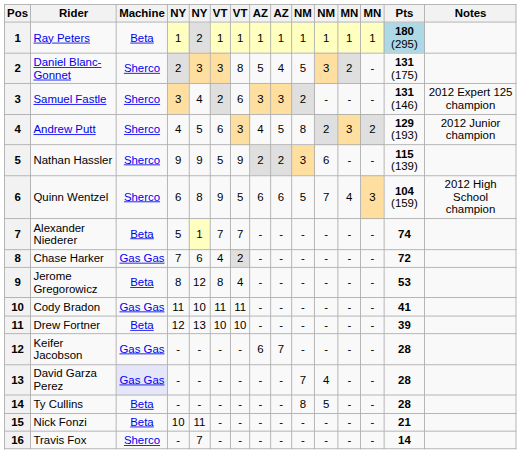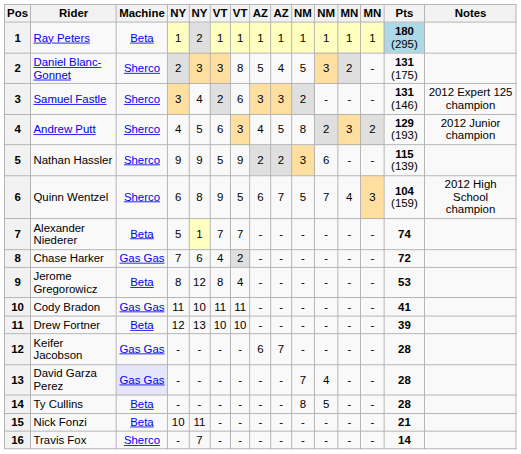(281, 197) 6 -> (281, 197) 7
